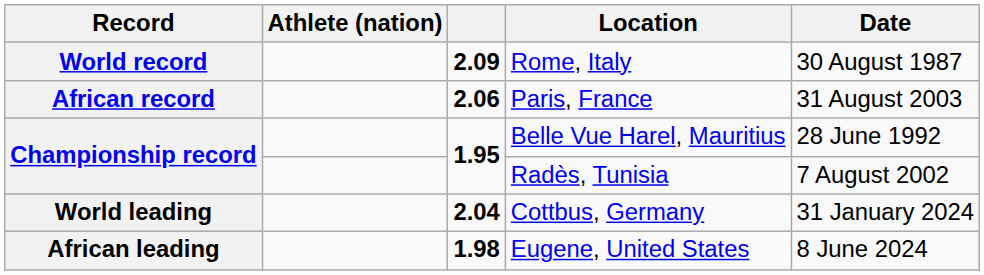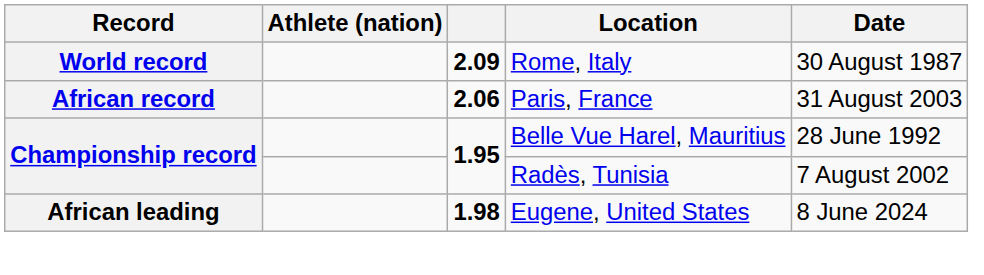- row: (608, 212)
